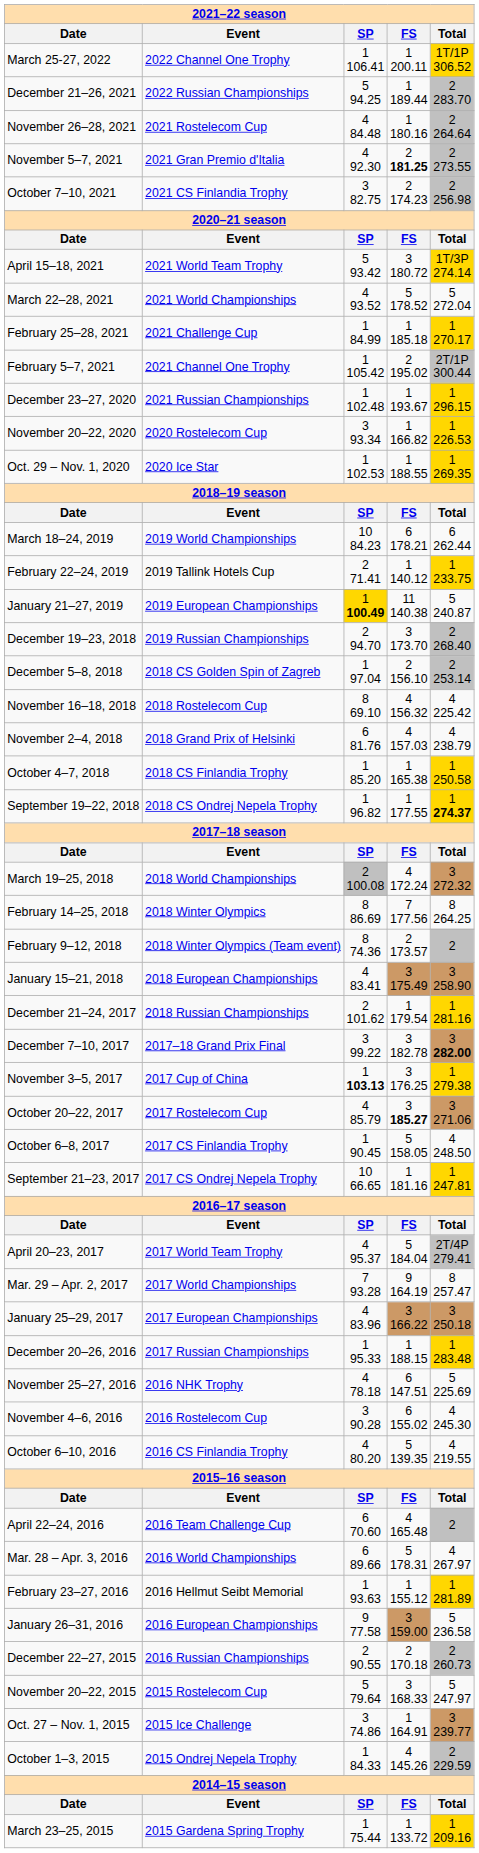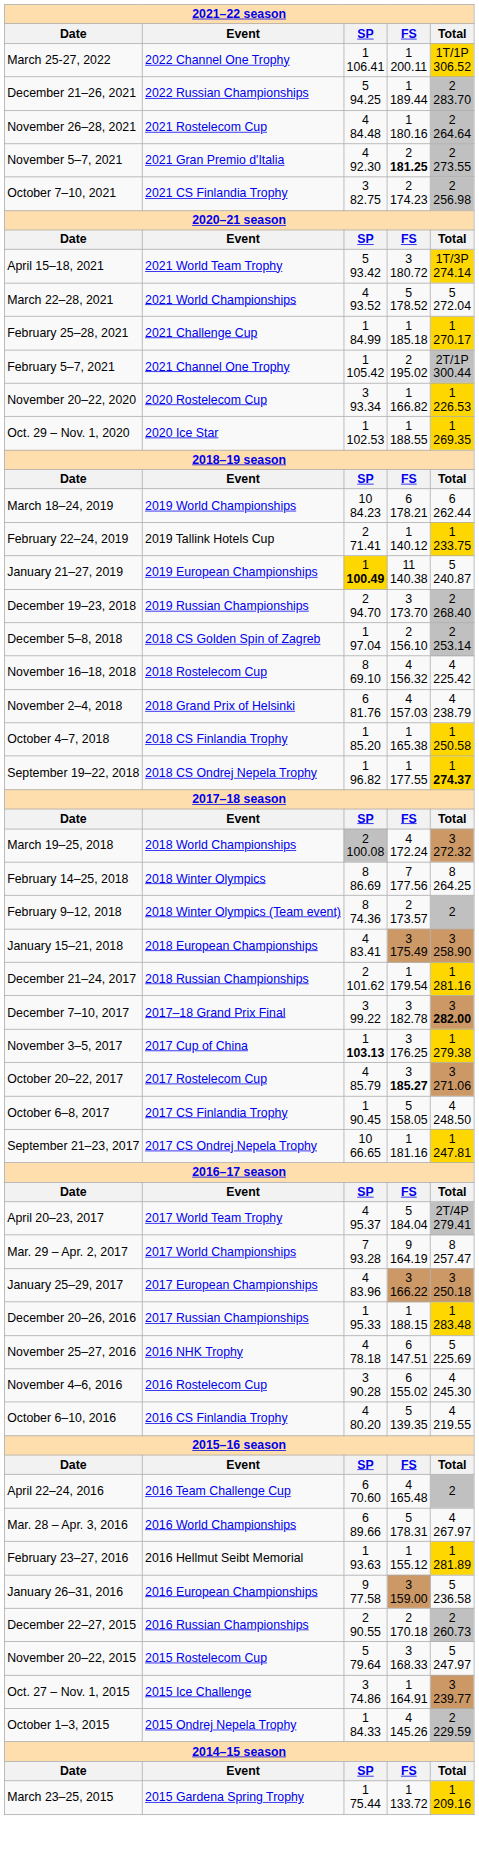- row: (72, 399)
